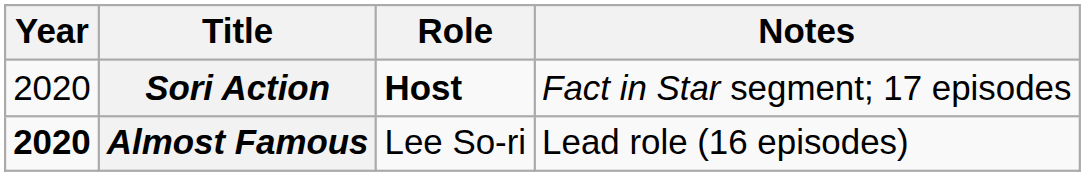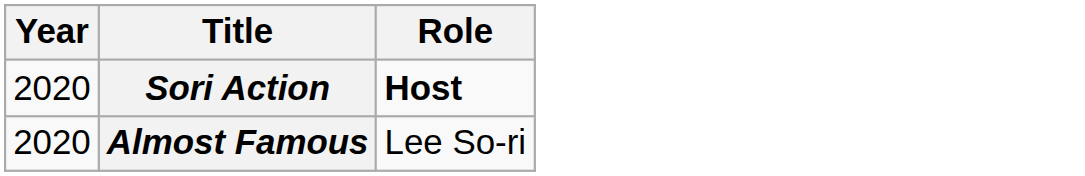- column: (807, 32)
(52, 142) bold -> (52, 142) normal
